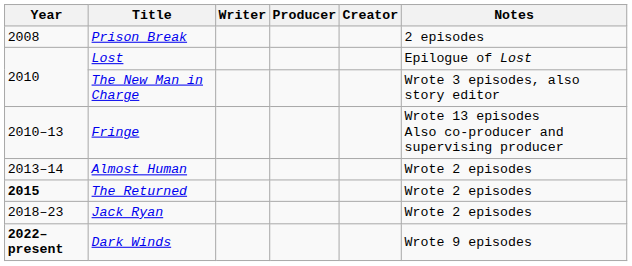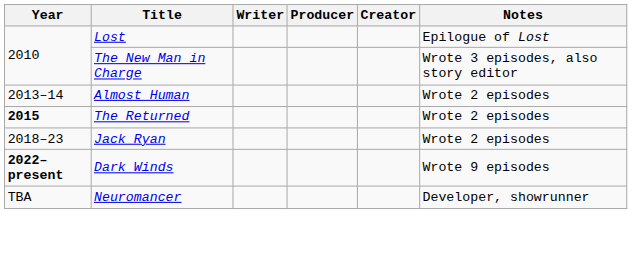- row: (139, 37)
- row: (115, 132)
+ row: (138, 197)
